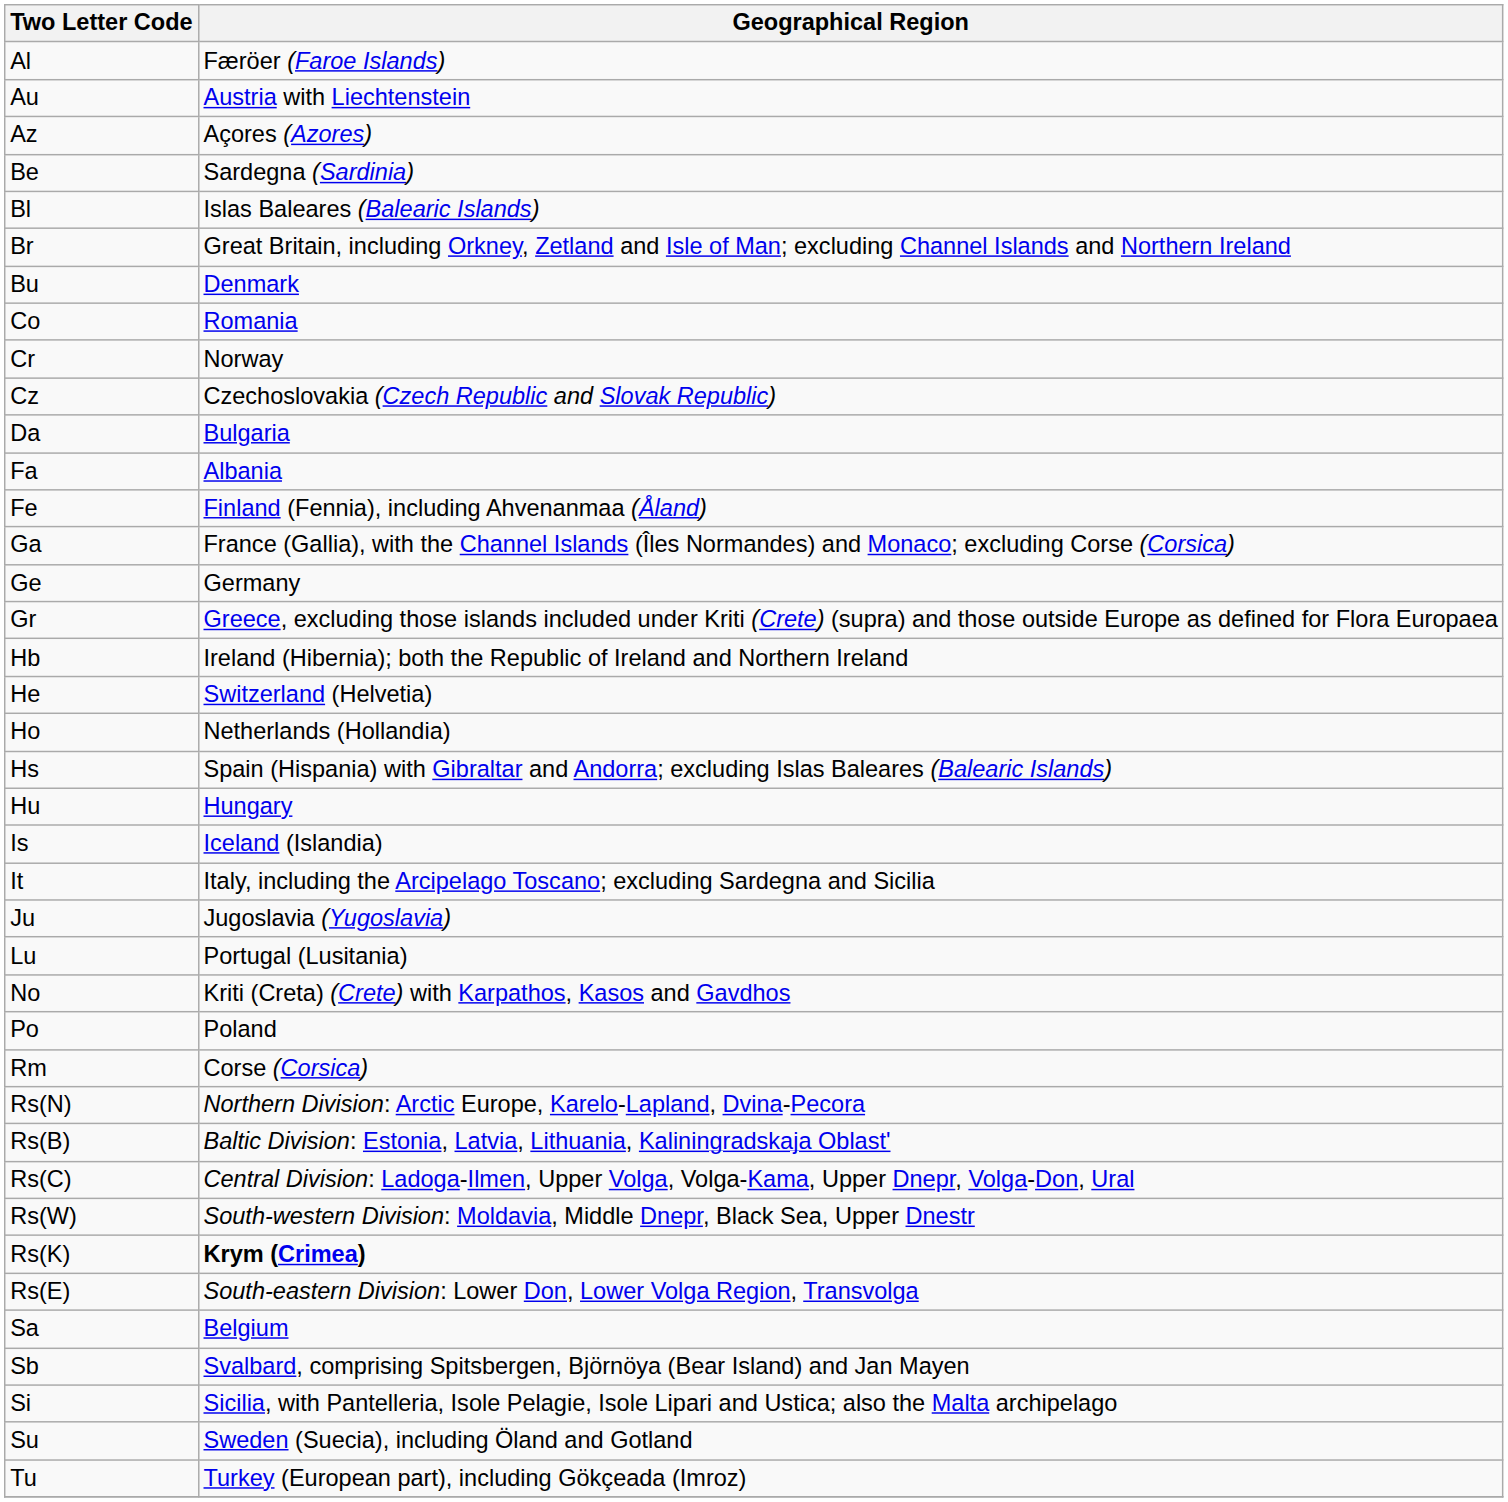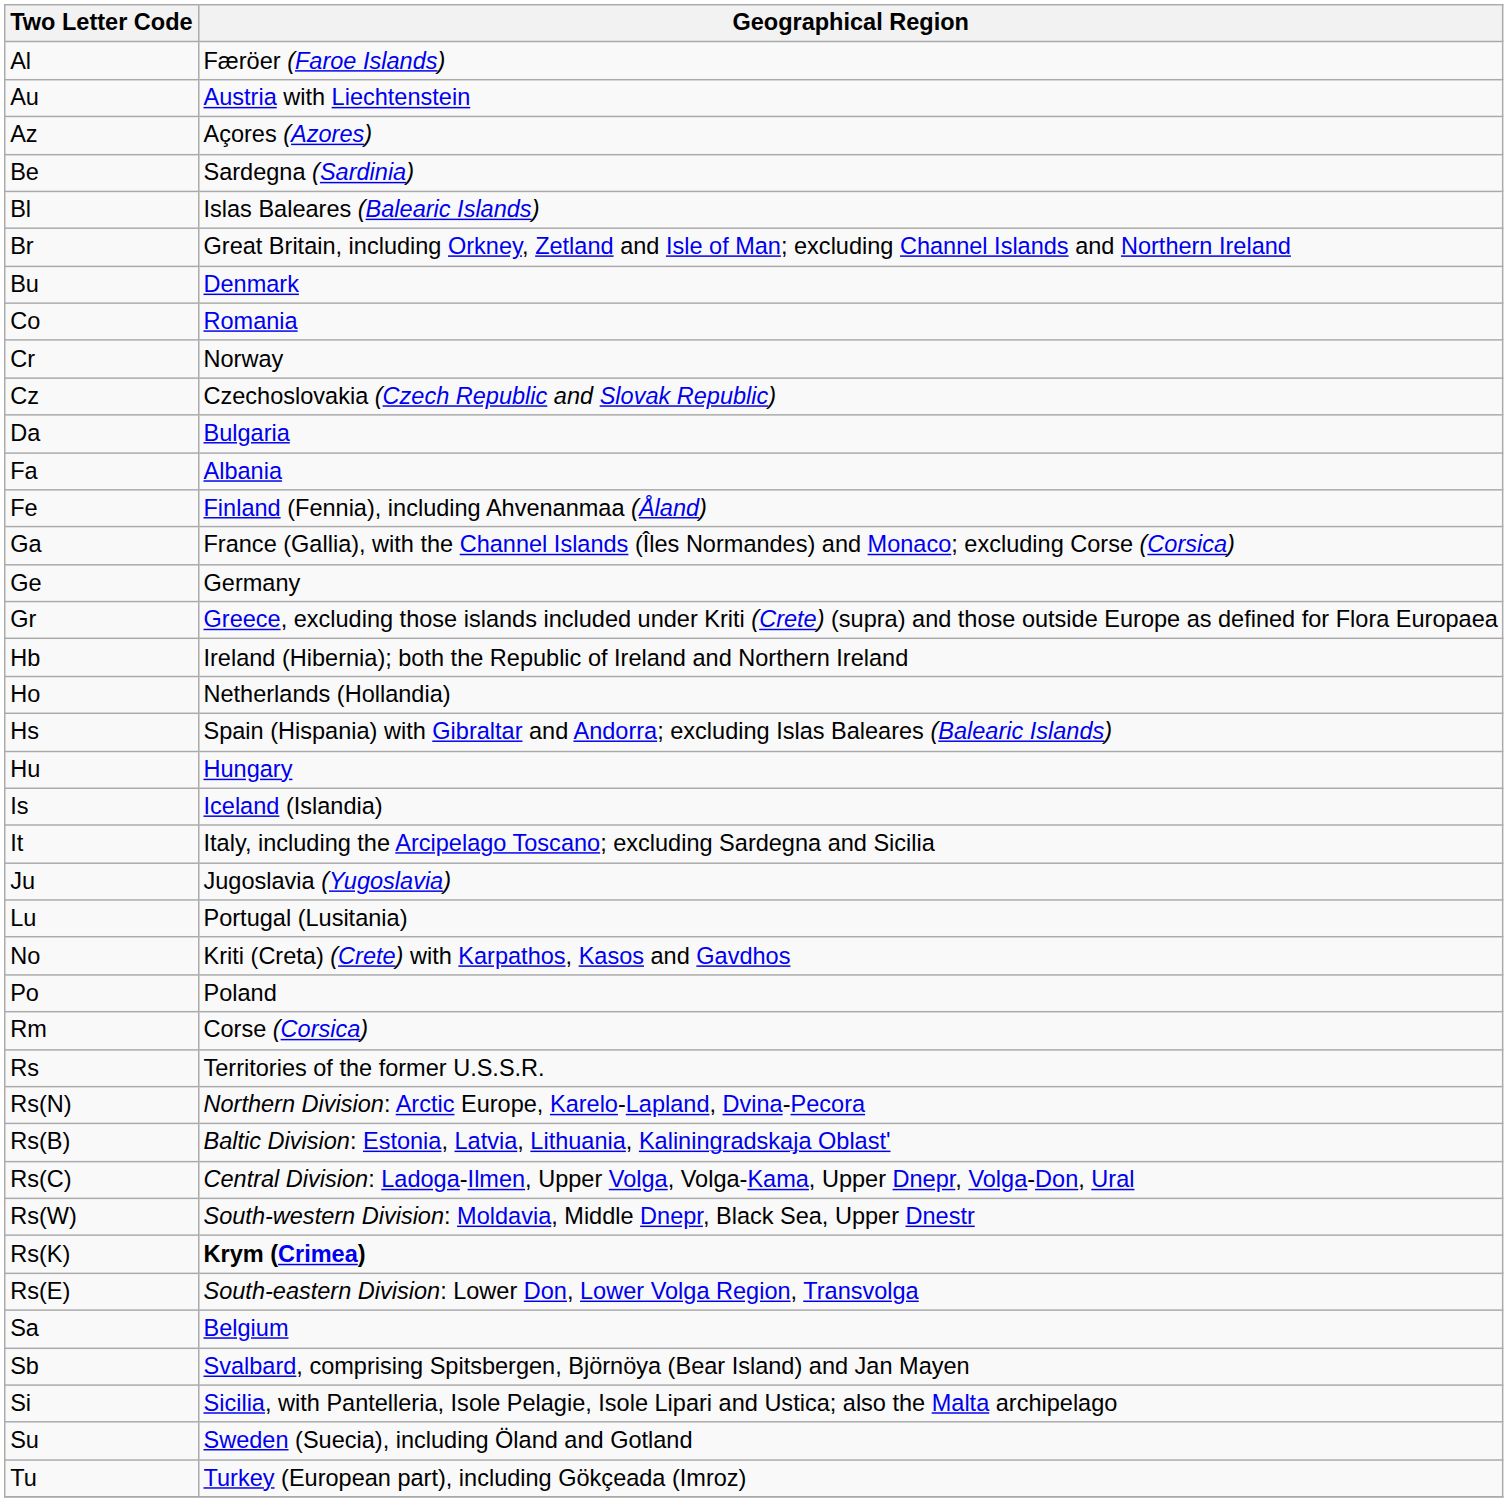- row: (25, 694)
+ row: (25, 1067)
